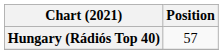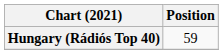(191, 37) 57 -> (191, 37) 59
